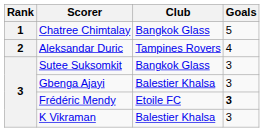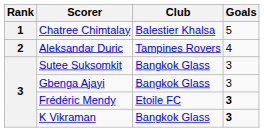(173, 30) Bangkok Glass -> (175, 30) Balestier Khalsa
(175, 83) Balestier Khalsa -> (173, 83) Bangkok Glass
(175, 118) Balestier Khalsa -> (173, 118) Bangkok Glass
(229, 118) normal -> (229, 118) bold
